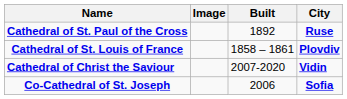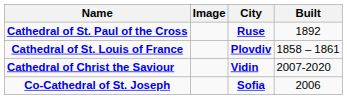columns swapped: (262, 13) <-> (319, 13)
